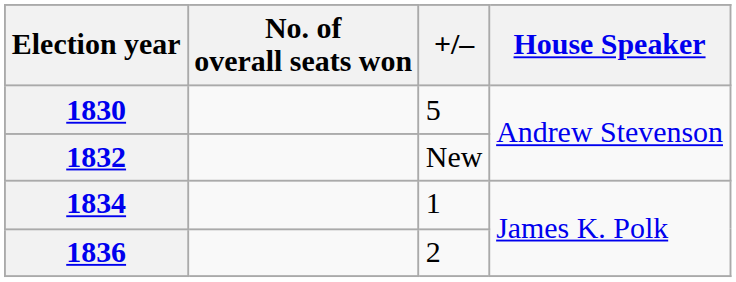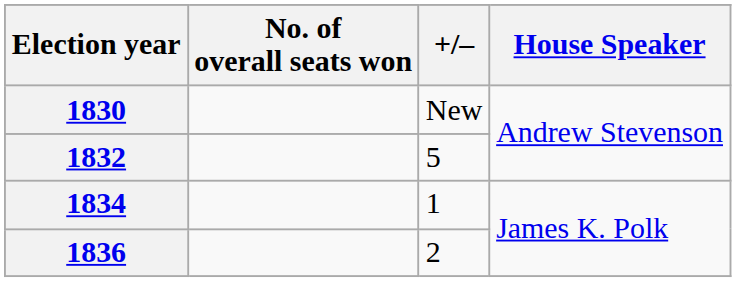(433, 109) 5 -> (454, 109) New
(454, 156) New -> (433, 156) 5
